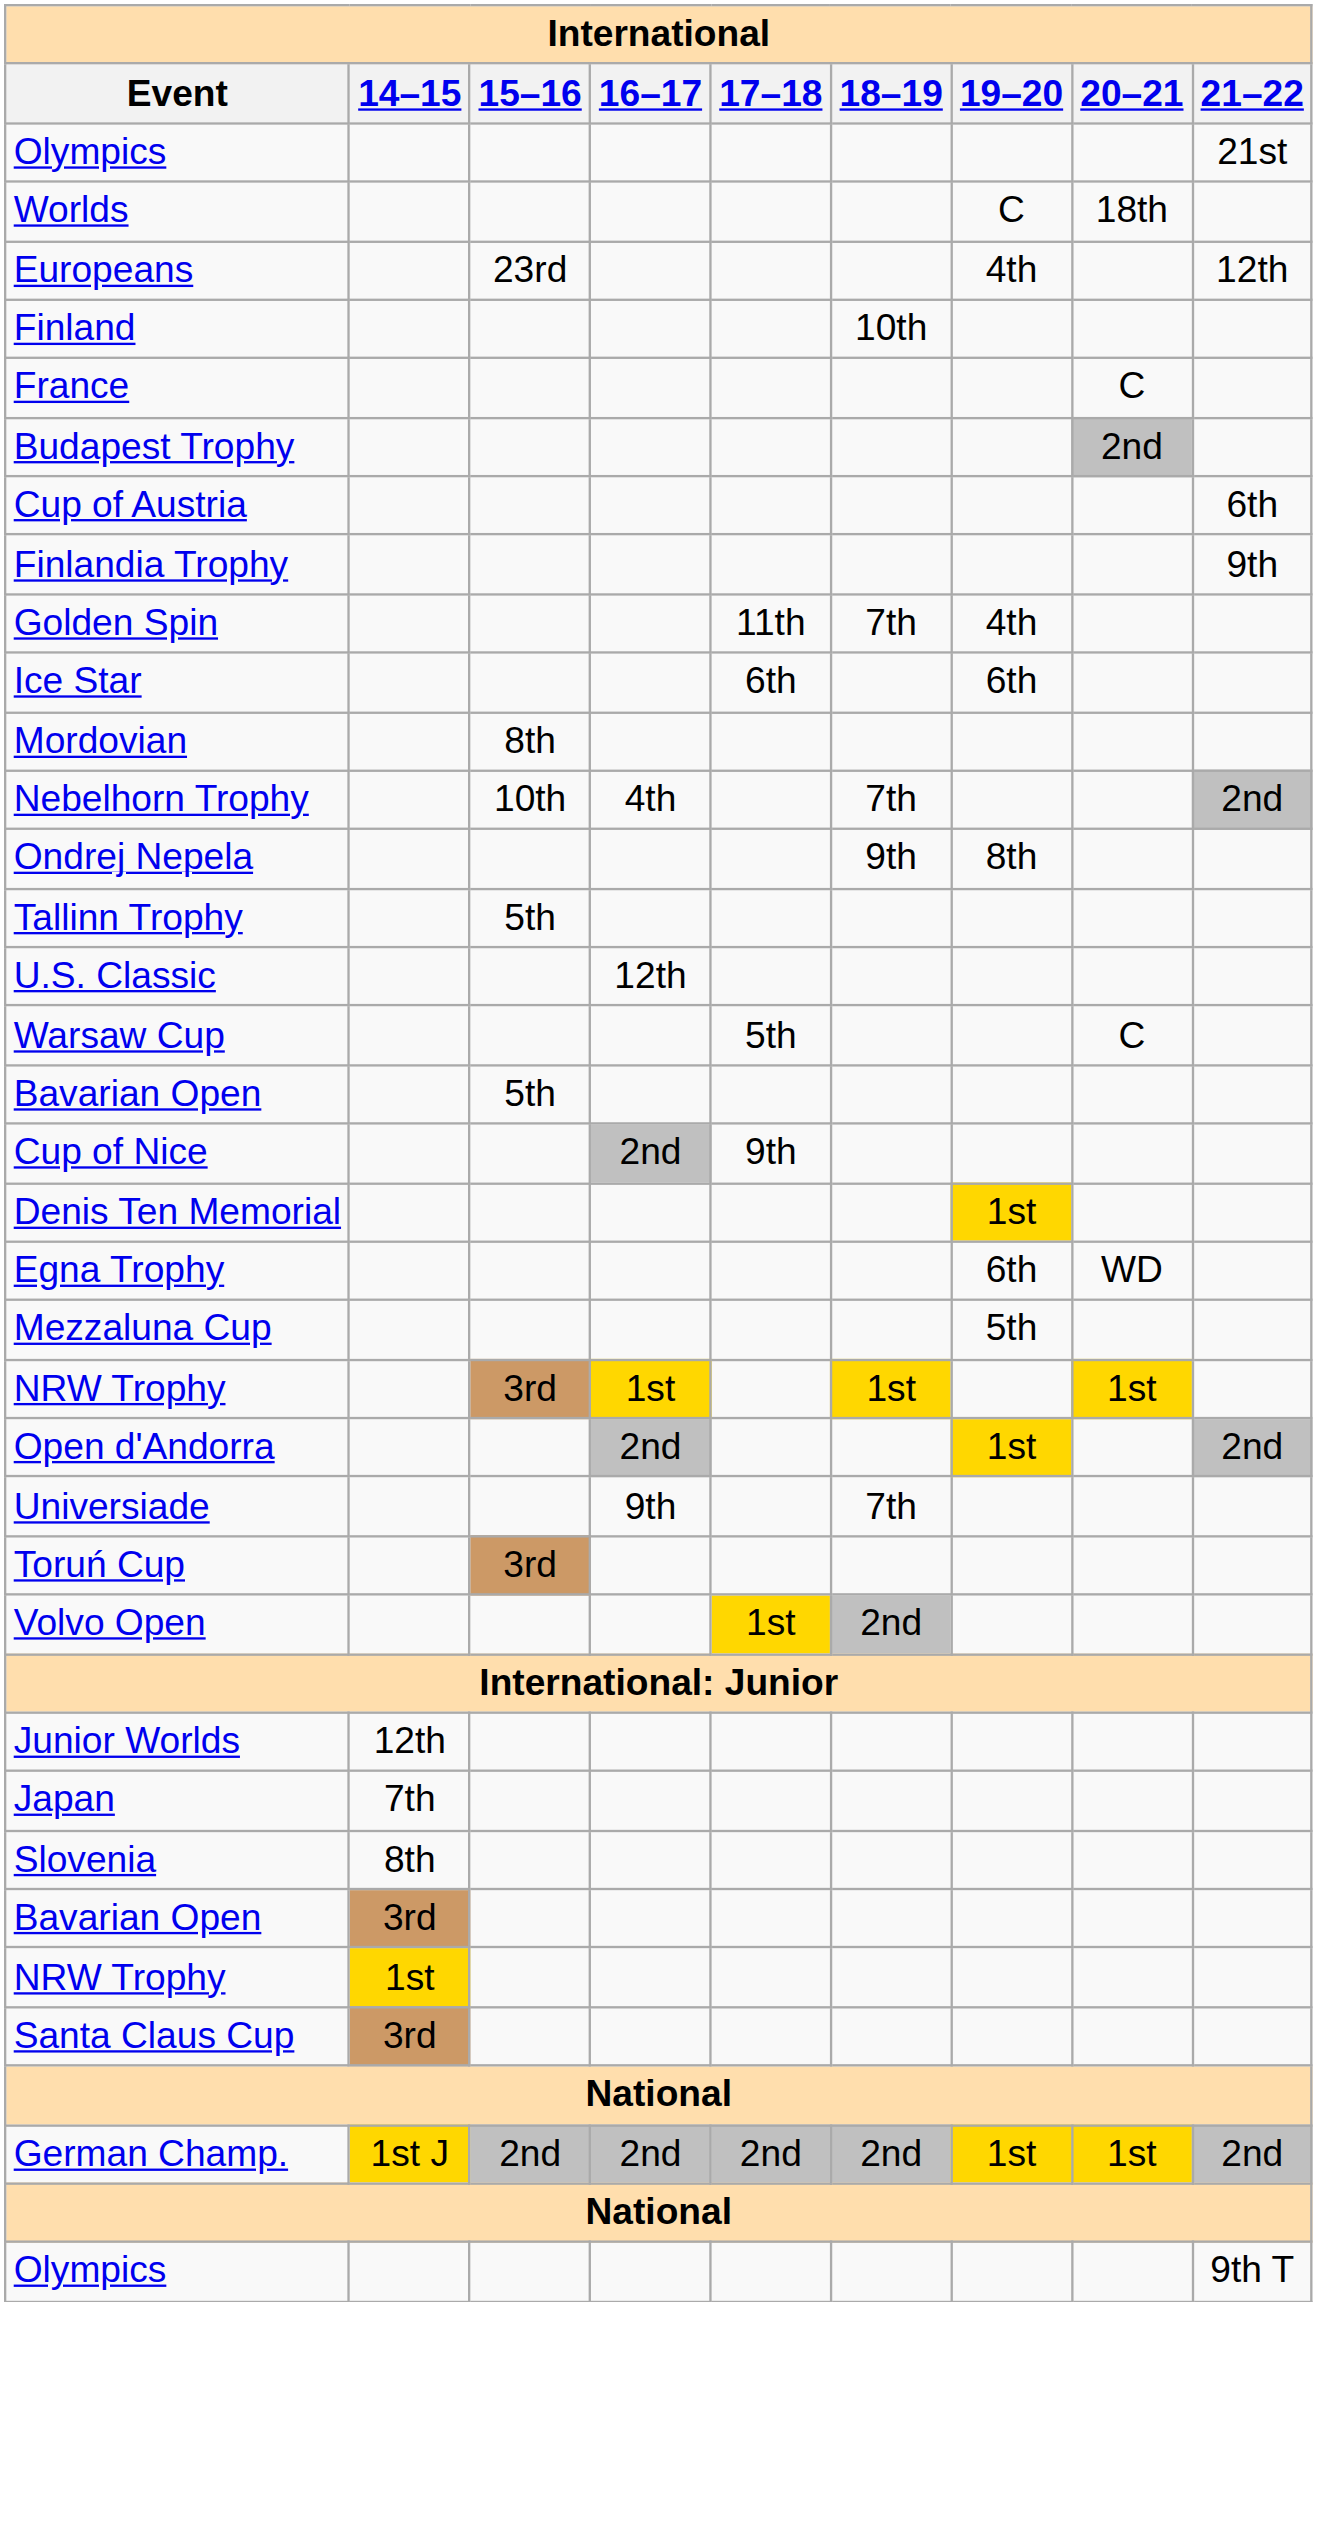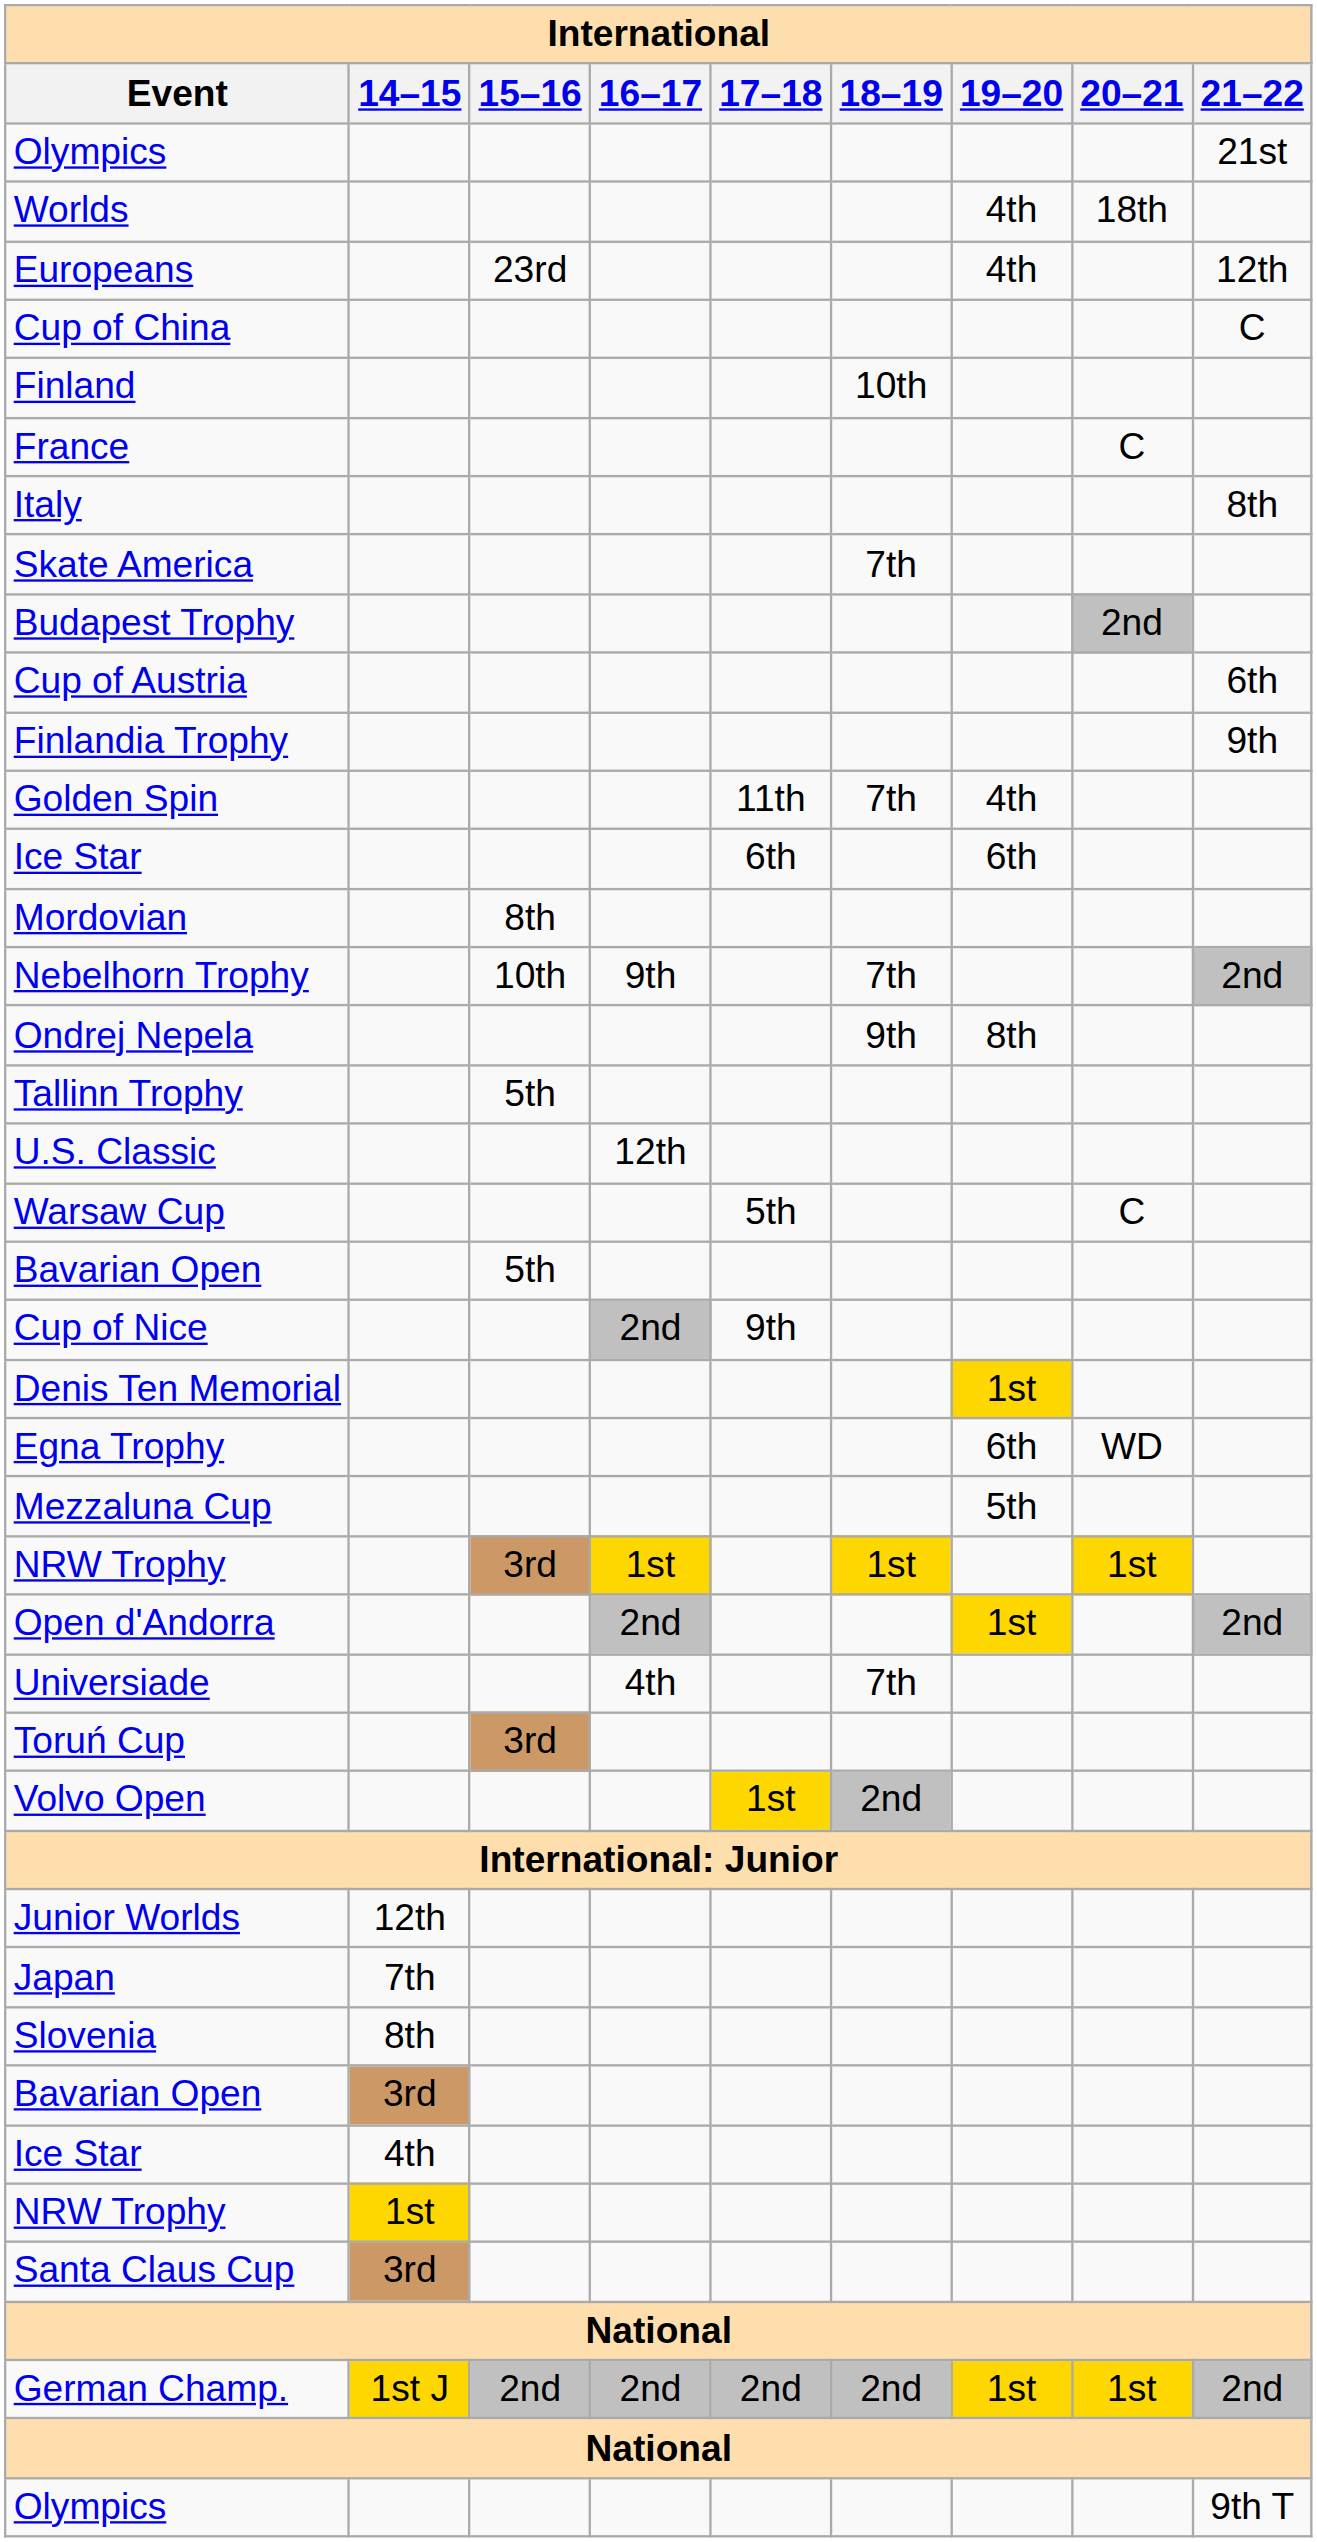(1012, 210) C -> (1012, 210) 4th
+ row: (122, 328)
+ row: (48, 504)
+ row: (133, 563)
(650, 799) 4th -> (650, 975) 9th
(650, 1505) 9th -> (650, 1682) 4th
+ row: (78, 2153)
